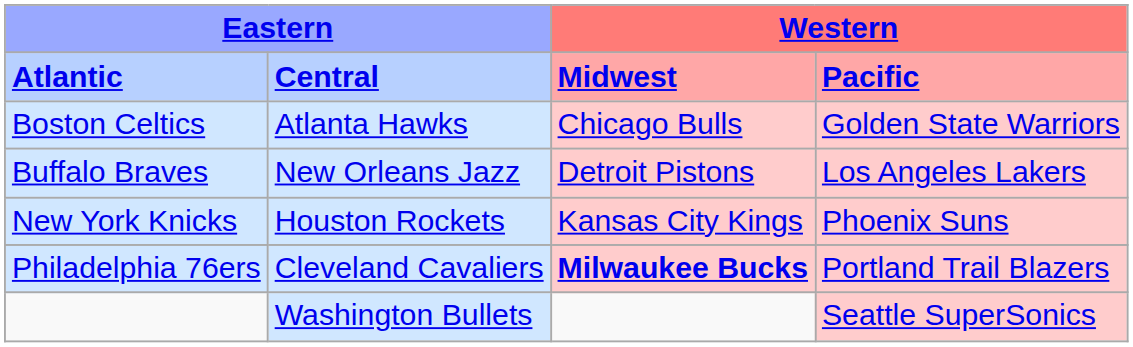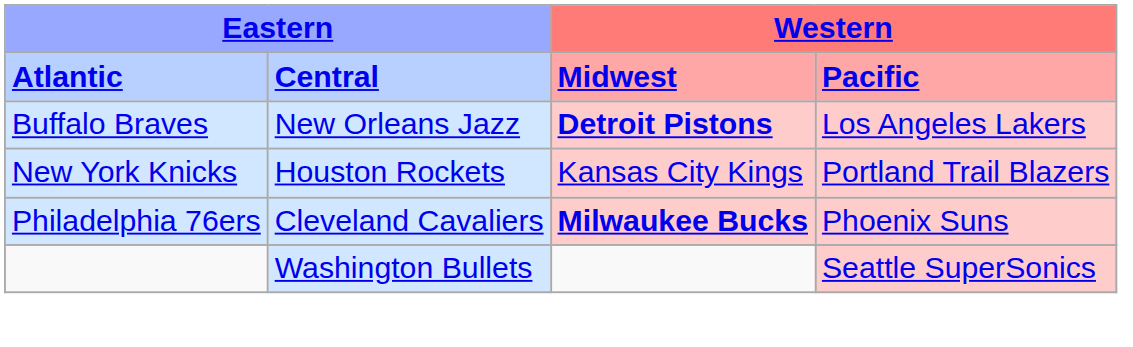- row: (109, 124)
(656, 172) normal -> (665, 124) bold
(915, 220) Phoenix Suns -> (966, 172) Portland Trail Blazers
(966, 268) Portland Trail Blazers -> (915, 220) Phoenix Suns
